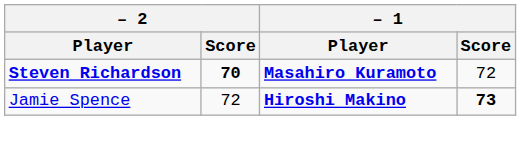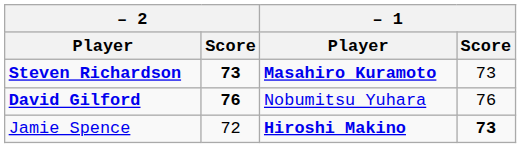(231, 74) 70 -> (231, 74) 73
(486, 74) 72 -> (486, 74) 73
+ row: (75, 101)
